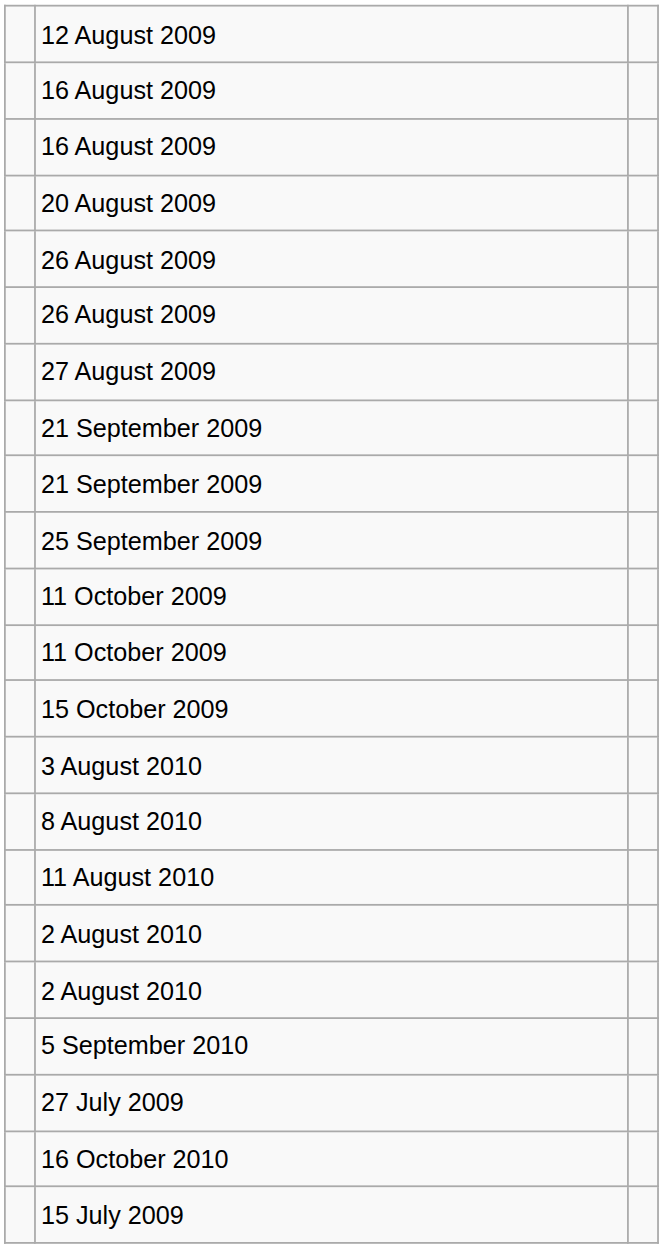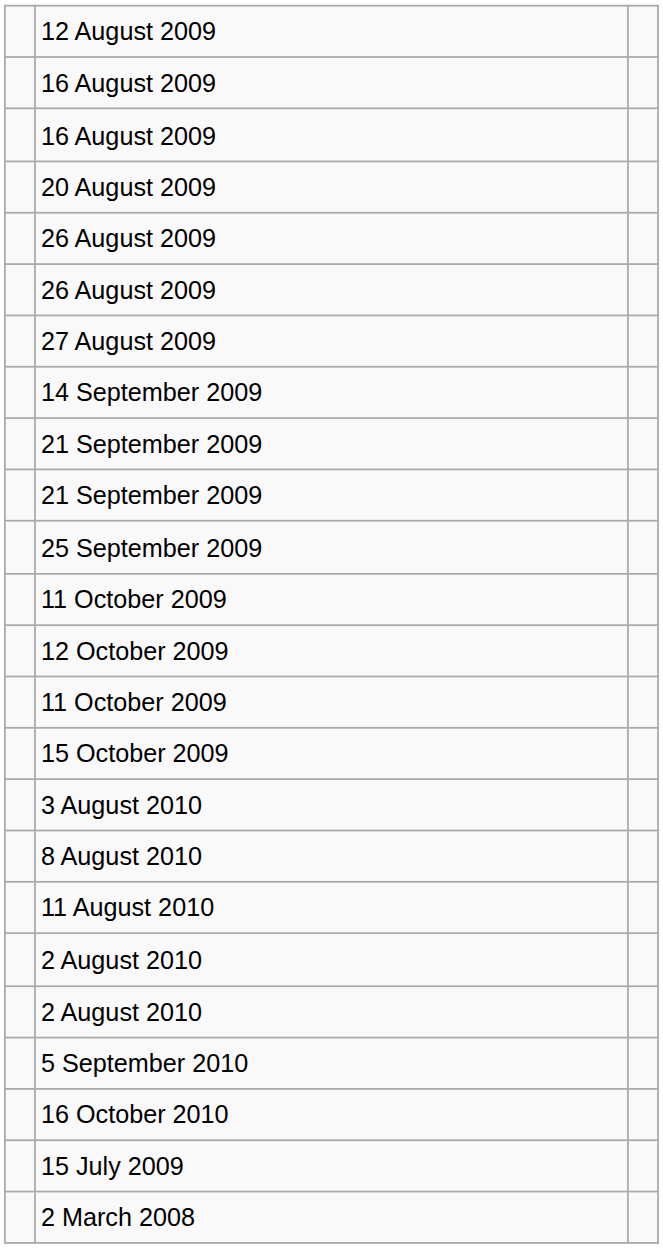+ row: (20, 393)
+ row: (20, 650)
- row: (20, 1102)
+ row: (20, 1218)
